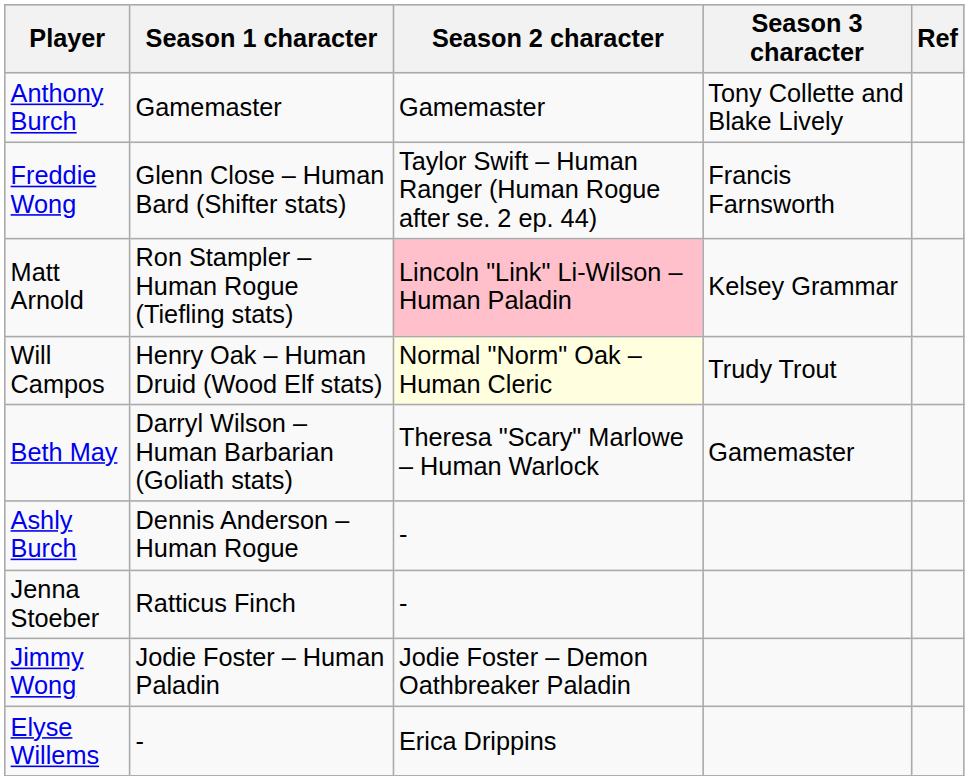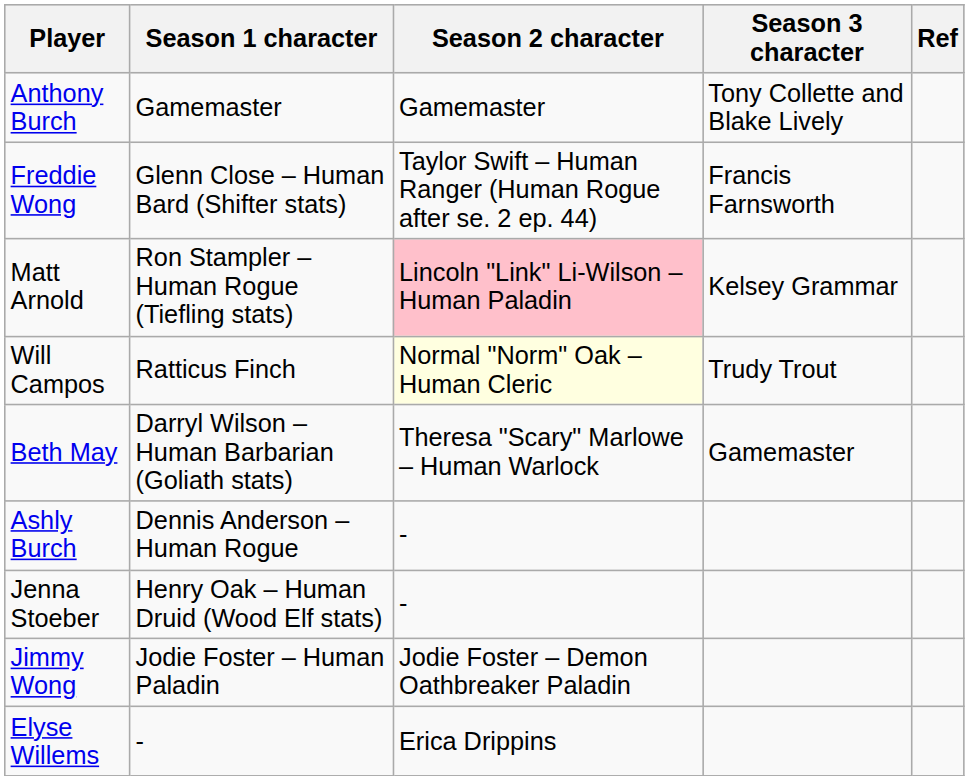(259, 369) Henry Oak – Human Druid (Wood Elf stats) -> (216, 369) Ratticus Finch
(216, 603) Ratticus Finch -> (259, 603) Henry Oak – Human Druid (Wood Elf stats)
